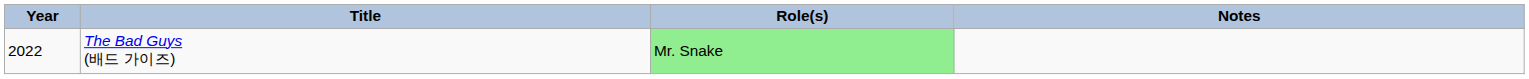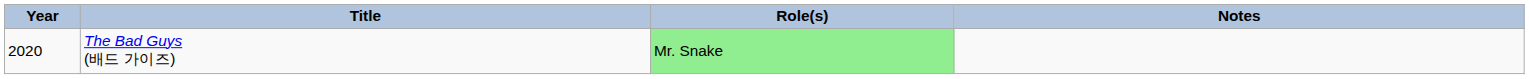(25, 51) 2022 -> (25, 51) 2020
